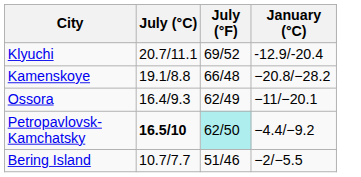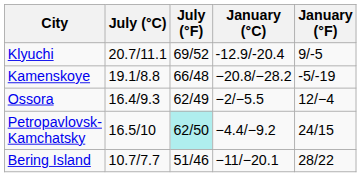+ column: (325, 23)
(286, 99) −11/−20.1 -> (240, 99) −2/−5.5
(163, 130) bold -> (132, 130) normal
(278, 160) −2/−5.5 -> (247, 160) −11/−20.1
